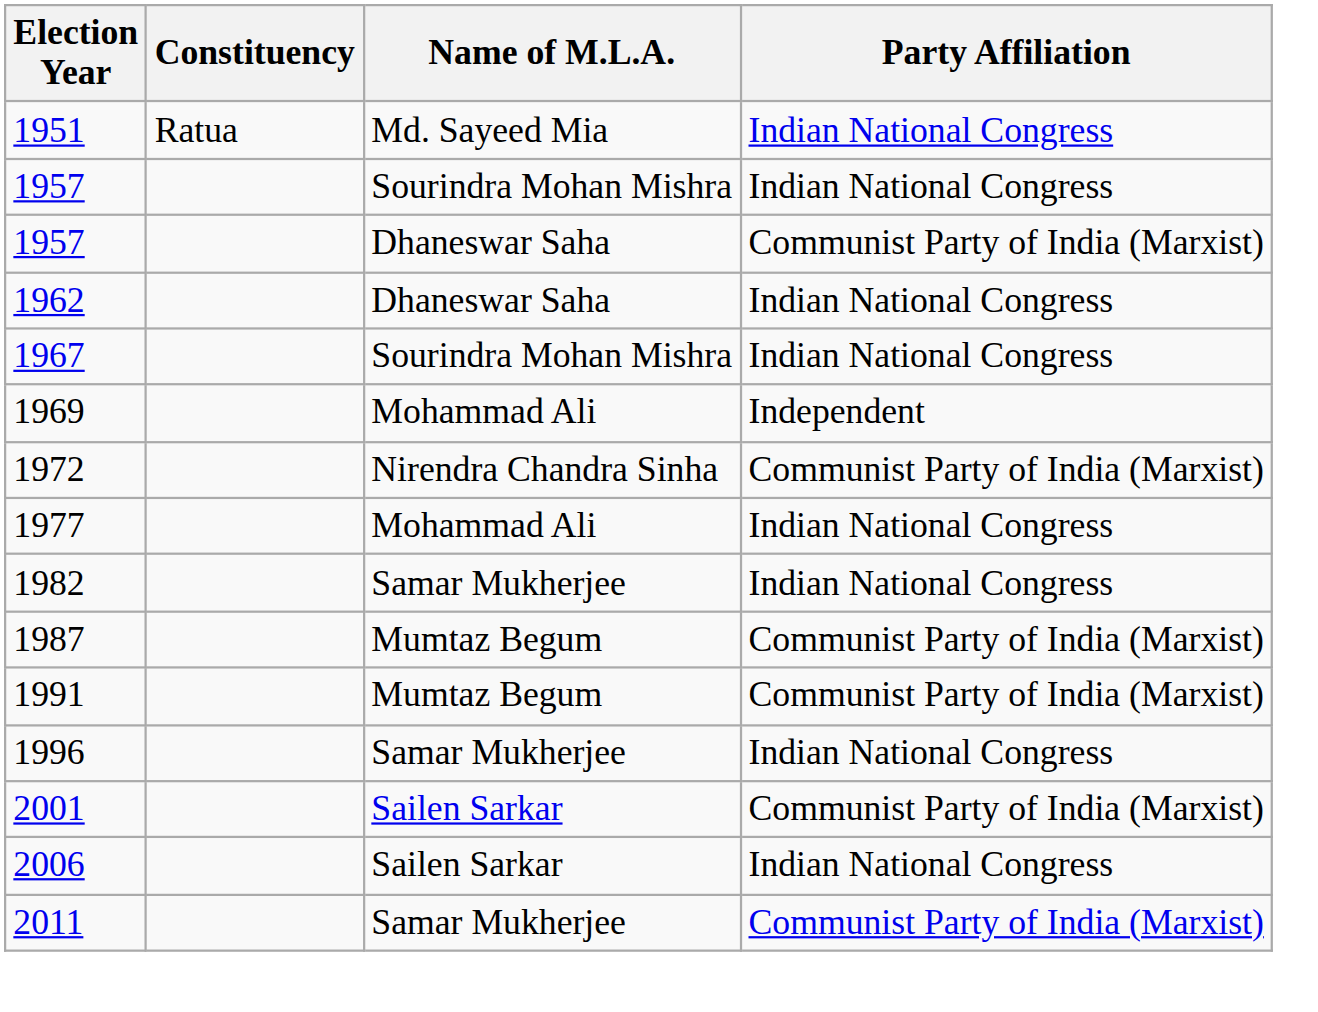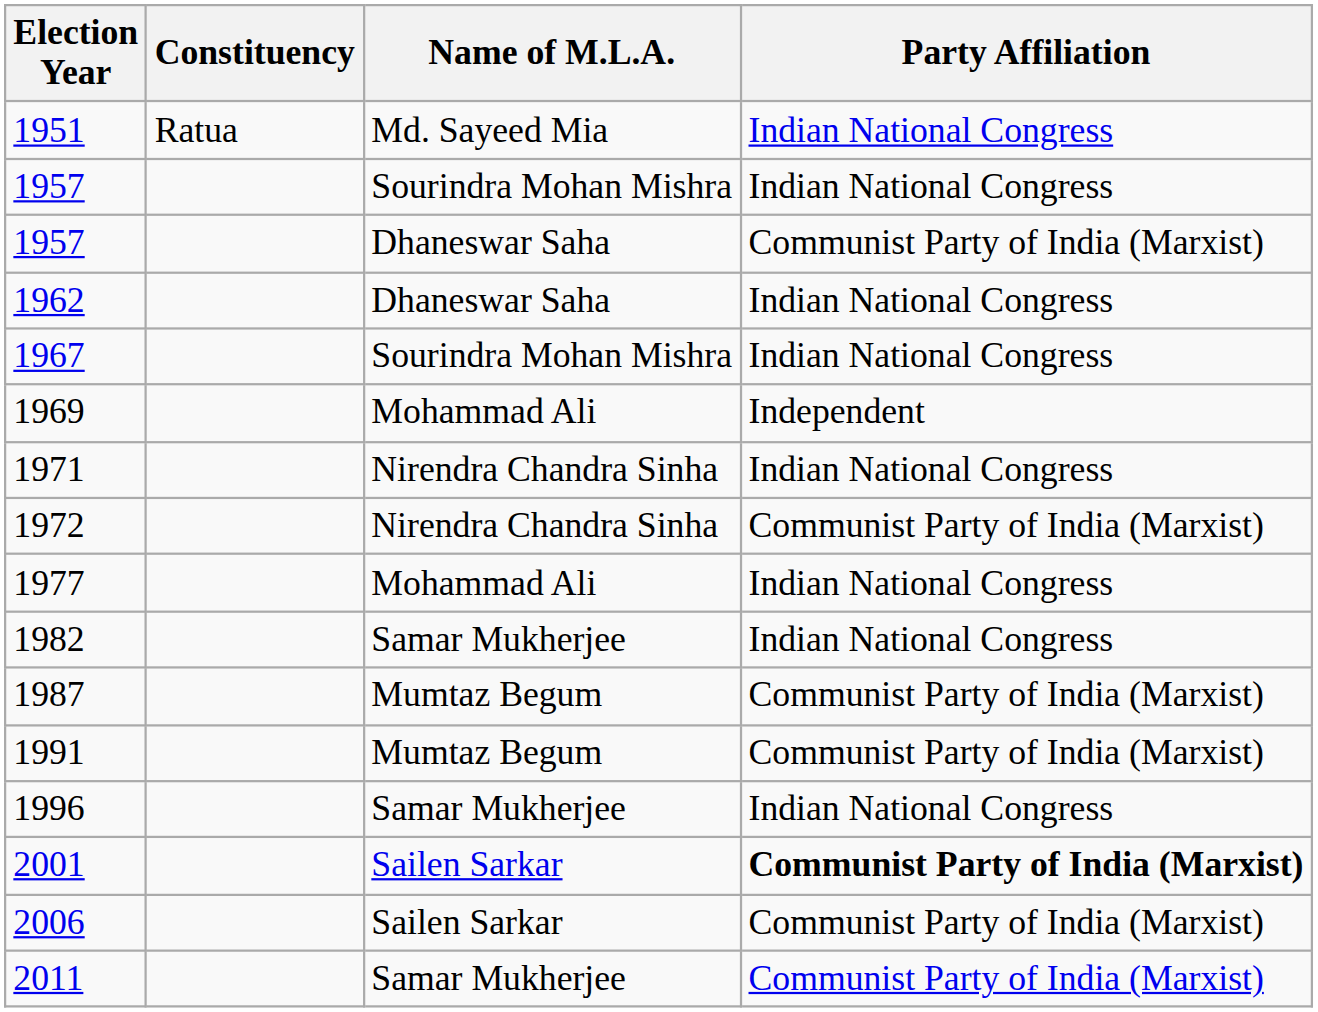+ row: (49, 469)
(1006, 808) normal -> (1026, 865) bold
(931, 865) Indian National Congress -> (1006, 921) Communist Party of India (Marxist)
